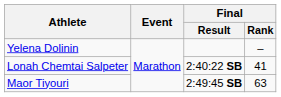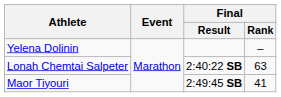(260, 66) 41 -> (260, 66) 63
(260, 84) 63 -> (260, 84) 41
